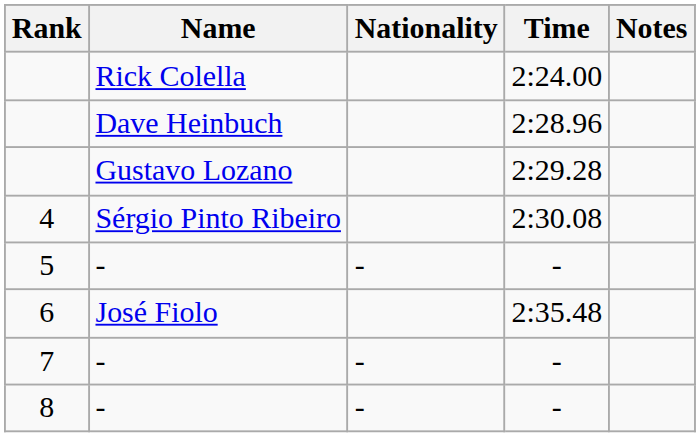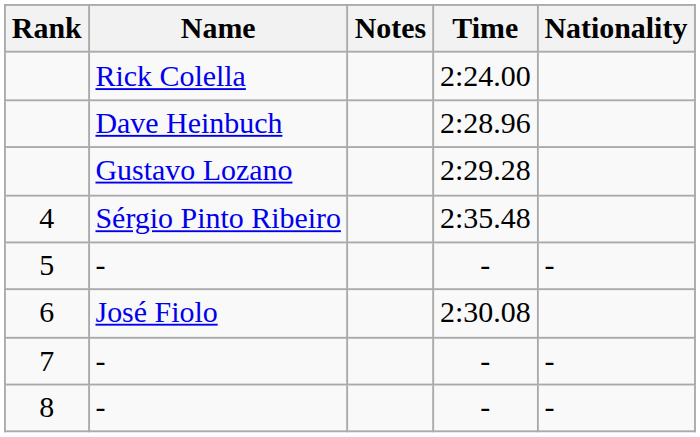columns swapped: (426, 28) <-> (652, 28)
(557, 218) 2:30.08 -> (485, 218) 2:35.48
(557, 312) 2:35.48 -> (485, 312) 2:30.08
